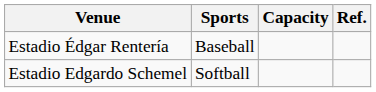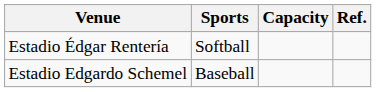(225, 45) Baseball -> (222, 45) Softball
(222, 73) Softball -> (225, 73) Baseball
